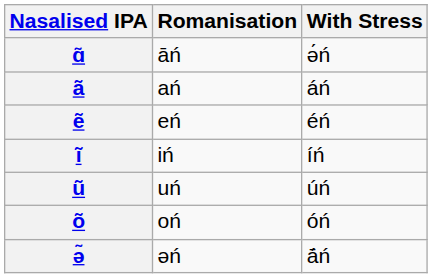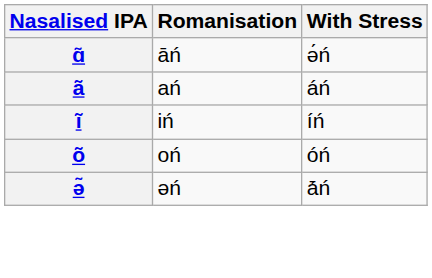- row: (79, 121)
- row: (79, 188)
